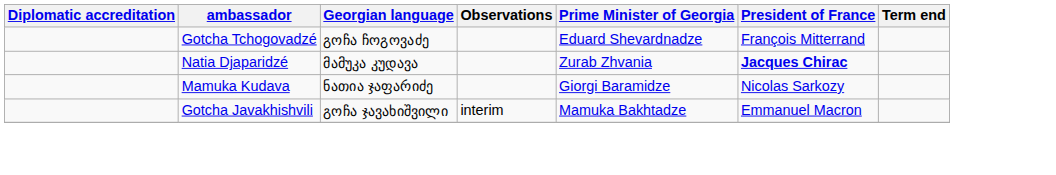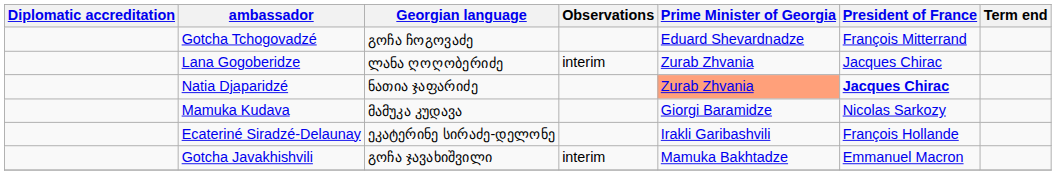+ row: (241, 62)
(371, 63) მამუკა კუდავა -> (423, 87) ნათია ჯაფარიძე
(605, 62) no background -> (707, 86) lightsalmon background
(378, 87) ნათია ჯაფარიძე -> (415, 110) მამუკა კუდავა
+ row: (271, 134)
